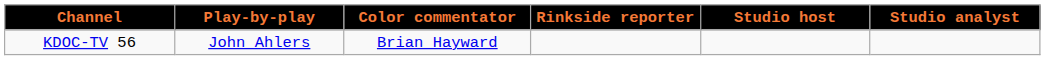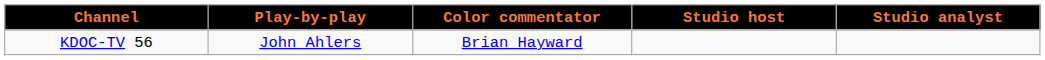- column: (615, 17)
